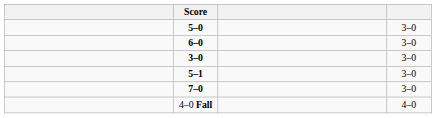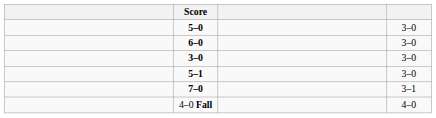(409, 89) 3–0 -> (409, 89) 3–1
